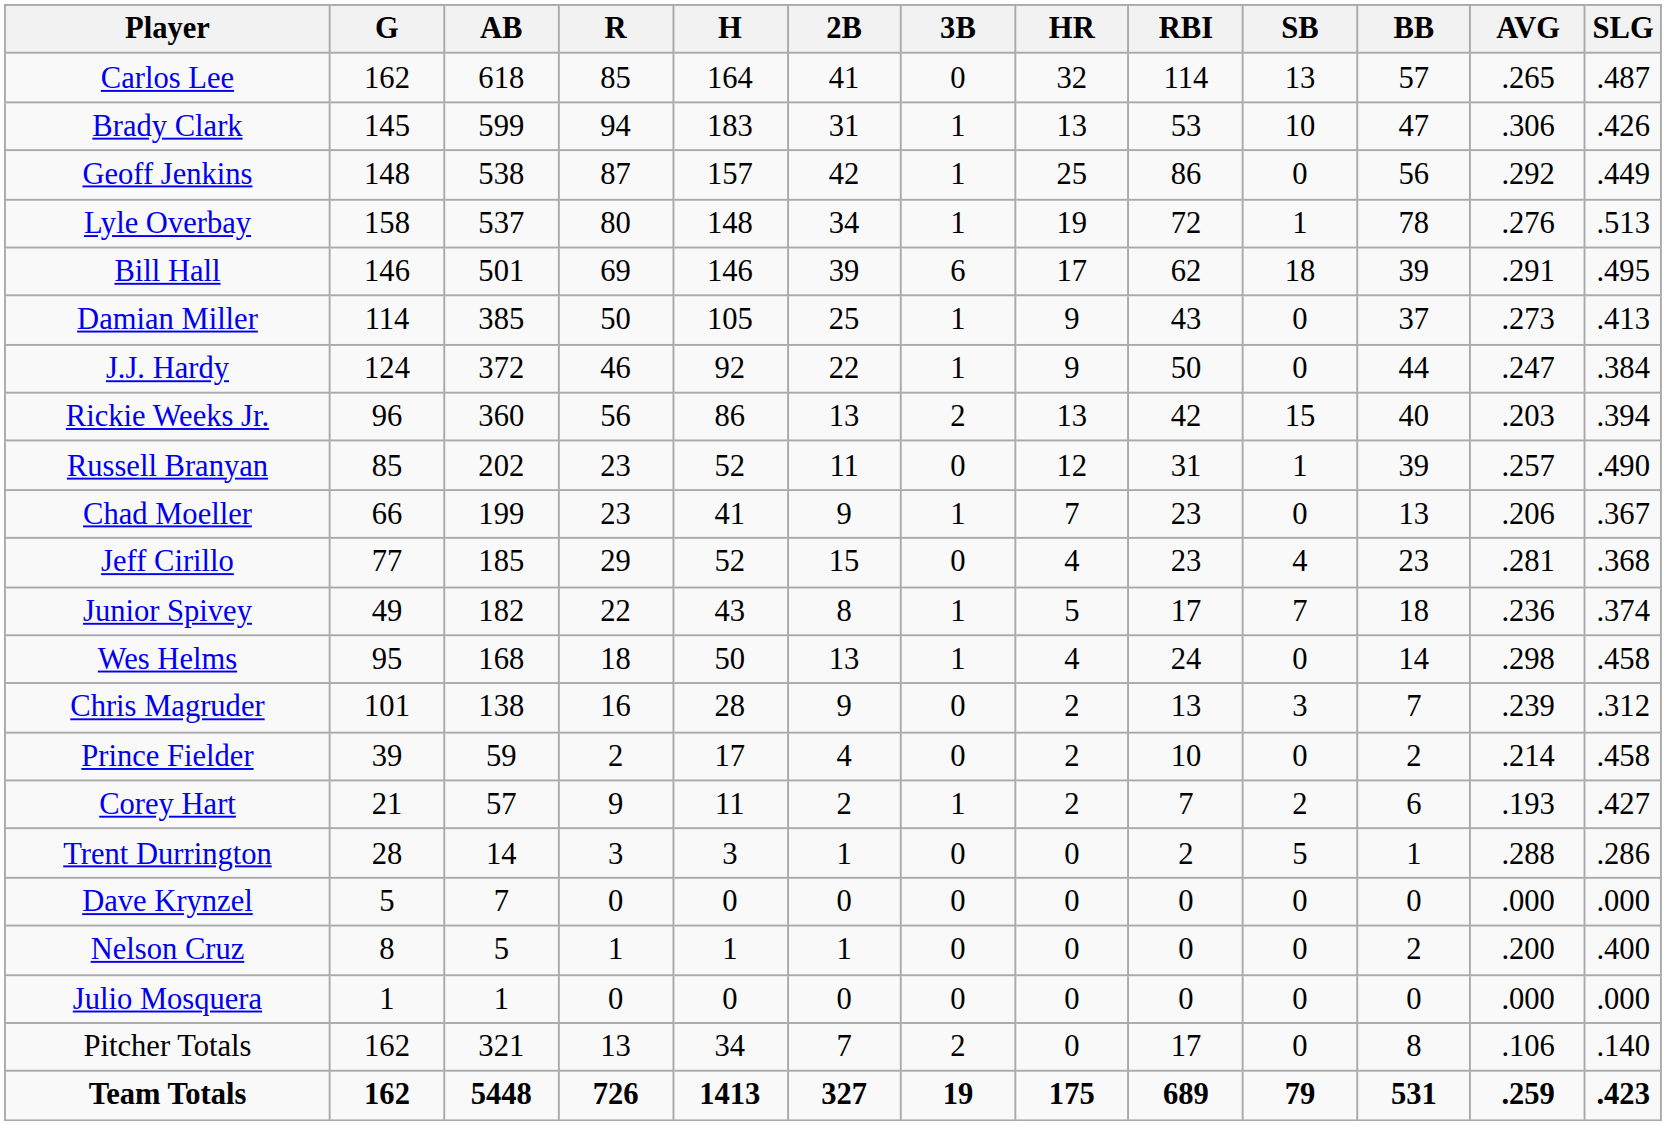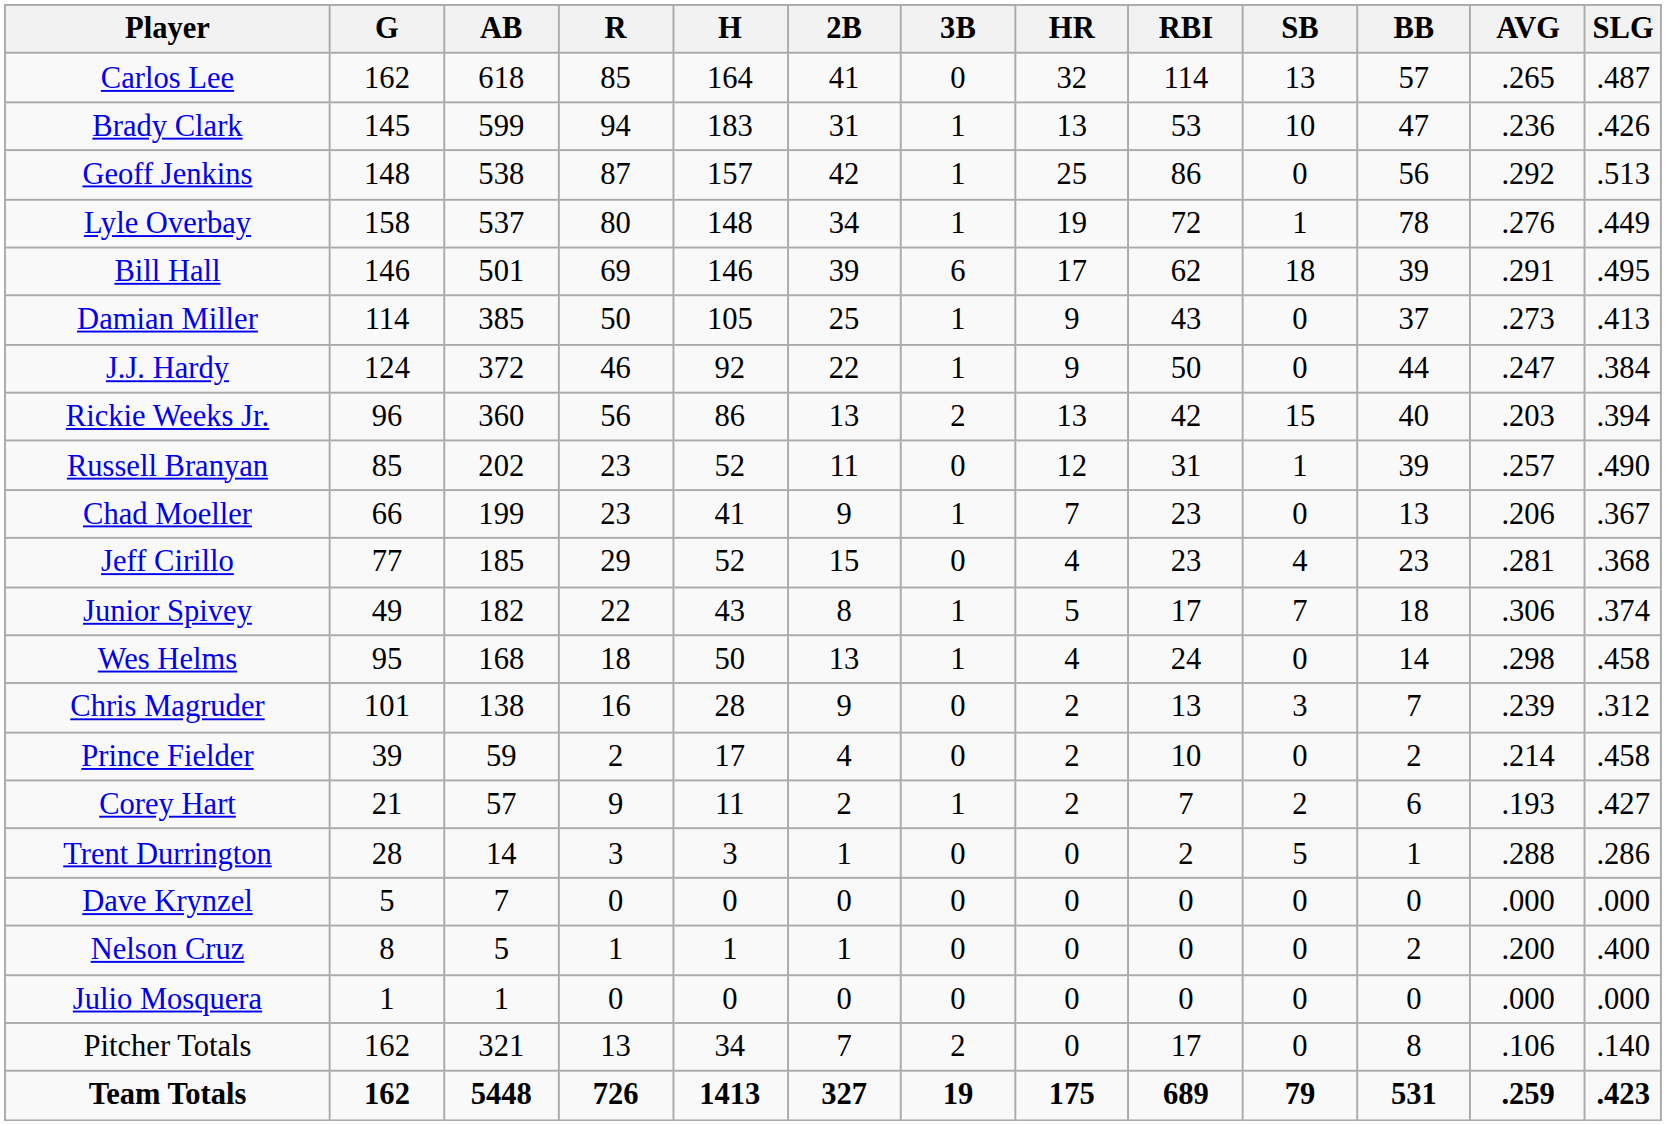(1528, 125) .306 -> (1528, 125) .236
(1623, 174) .449 -> (1623, 174) .513
(1623, 222) .513 -> (1623, 222) .449
(1528, 610) .236 -> (1528, 610) .306
